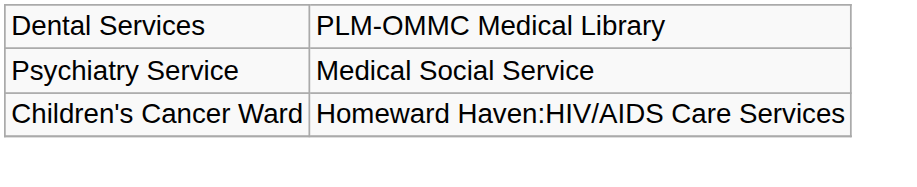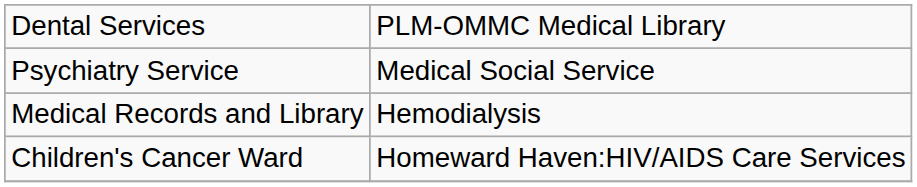+ row: (187, 114)
